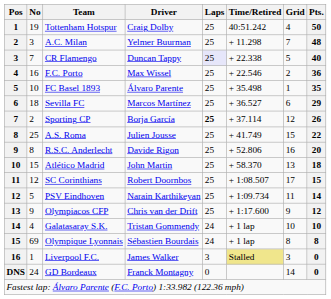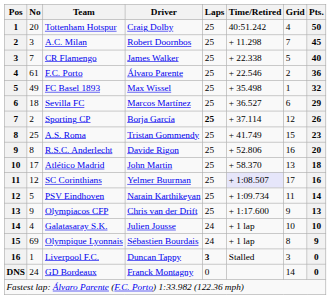(34, 27) 19 -> (34, 27) 20
(159, 42) Yelmer Buurman -> (159, 42) Robert Doornbos
(316, 42) 48 -> (316, 42) 45
(154, 58) Duncan Tappy -> (153, 58) James Walker
(209, 58) lavender background -> (209, 58) no background
(34, 73) 16 -> (34, 73) 61
(149, 73) Max Wissel -> (155, 73) Álvaro Parente
(34, 88) 10 -> (34, 88) 49
(155, 88) Álvaro Parente -> (149, 88) Max Wissel
(316, 88) 35 -> (316, 88) 32
(152, 134) Julien Jousse -> (163, 134) Tristan Gommendy
(316, 134) 22 -> (316, 134) 23
(34, 165) 15 -> (34, 165) 17
(159, 180) Robert Doornbos -> (159, 180) Yelmer Buurman
(249, 180) no background -> (249, 180) lavender background
(316, 180) 15 -> (316, 180) 16
(316, 211) 12 -> (316, 211) 13
(163, 226) Tristan Gommendy -> (152, 226) Julien Jousse
(316, 241) 8 -> (316, 241) 9
(153, 256) James Walker -> (154, 256) Duncan Tappy
(207, 256) normal -> (207, 256) bold
(242, 256) khaki background -> (242, 256) no background
